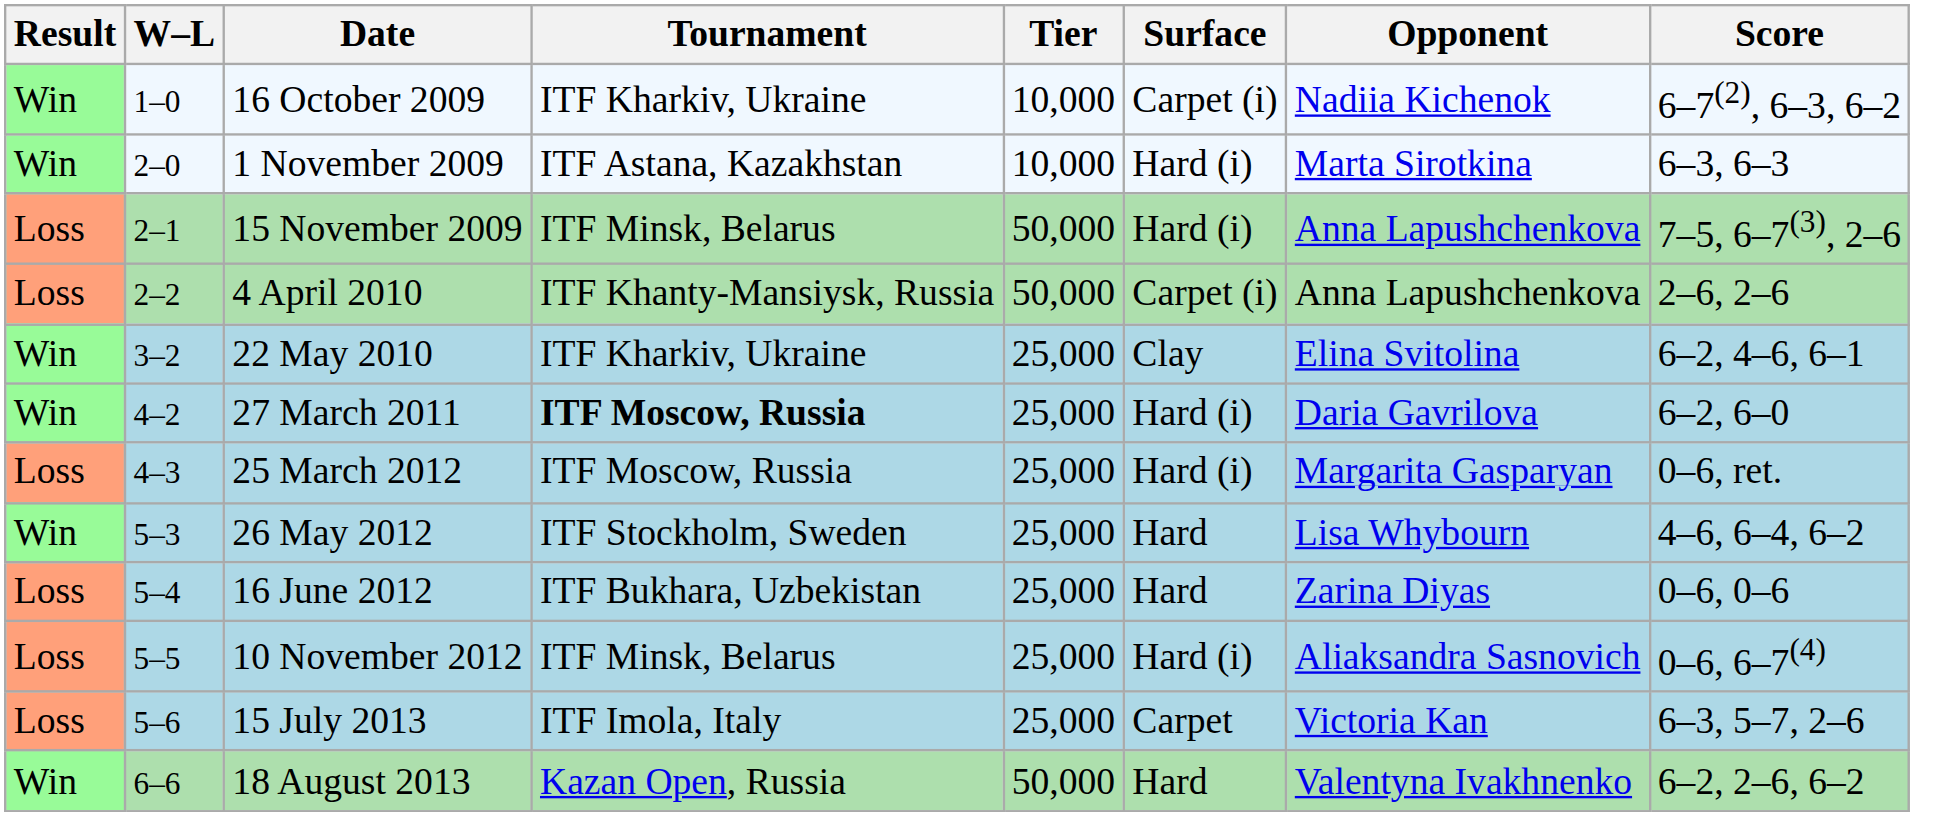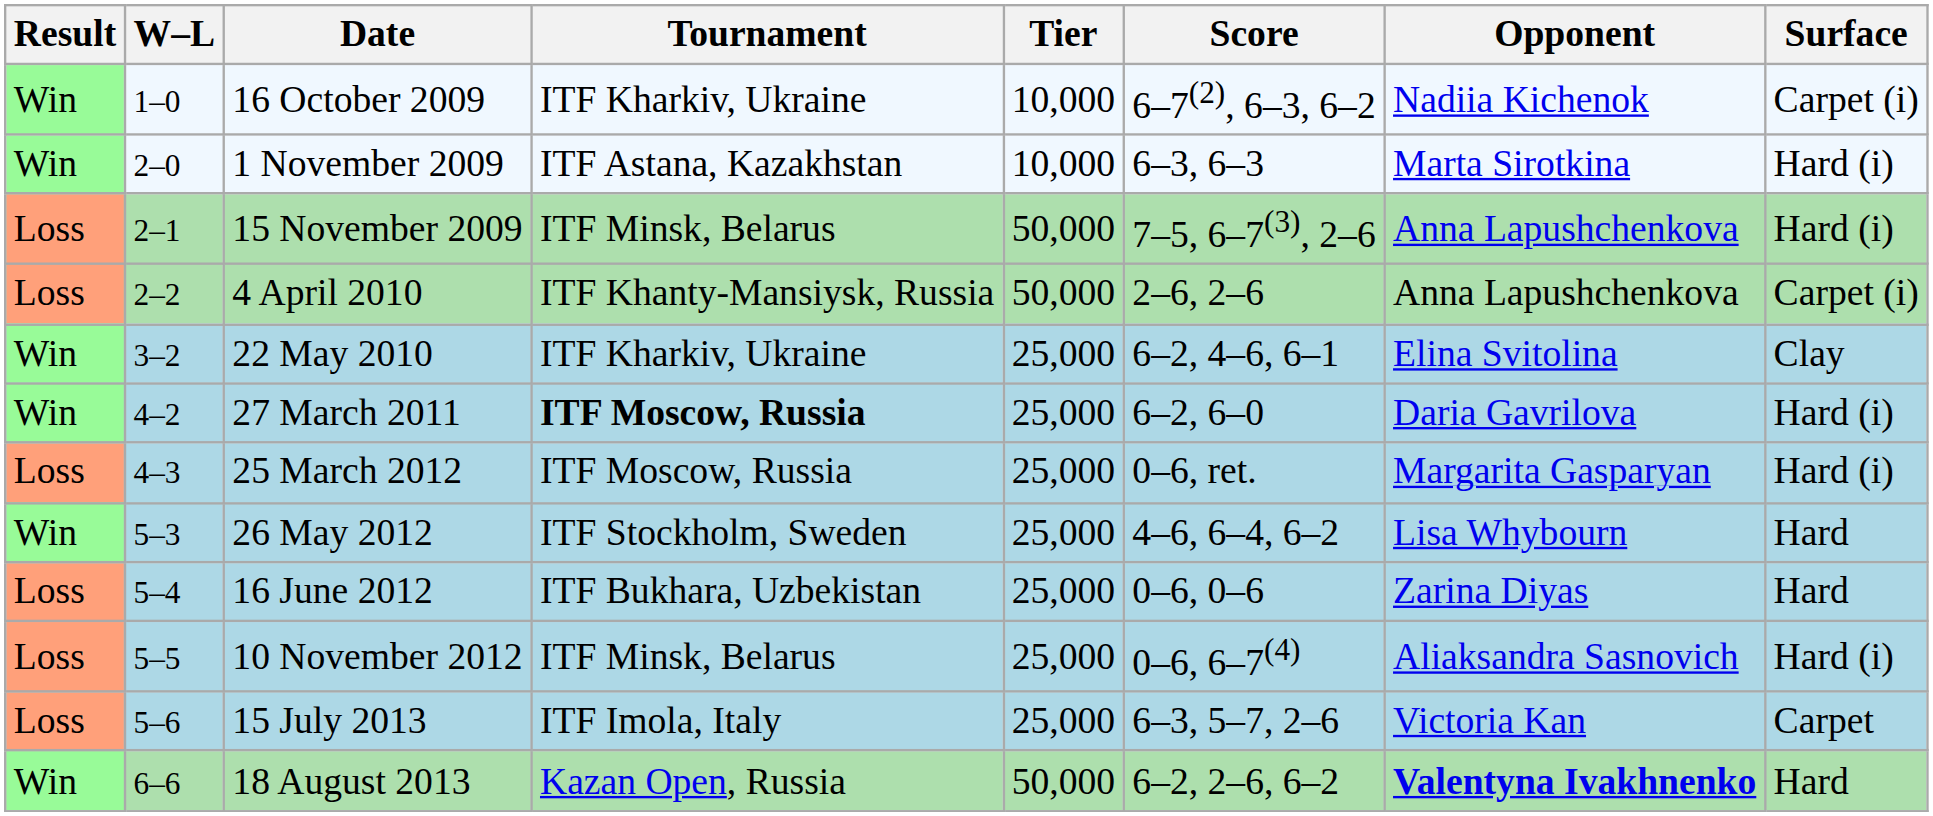columns swapped: (1205, 34) <-> (1779, 34)
(1463, 780) normal -> (1575, 780) bold
